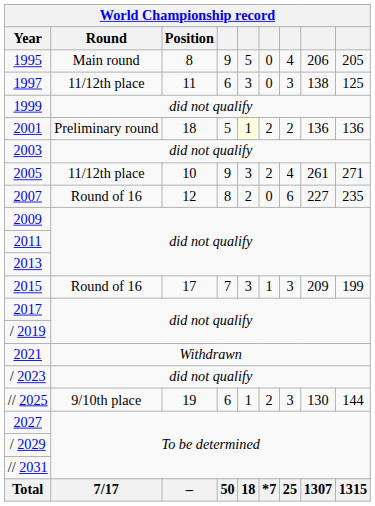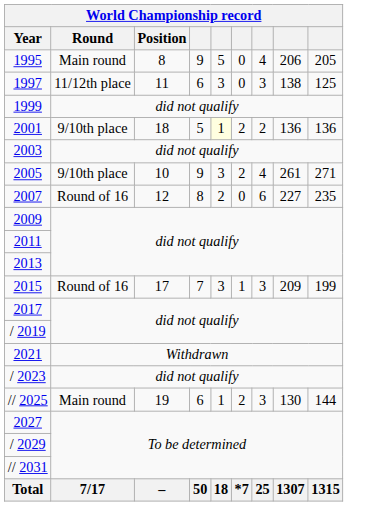(106, 128) Preliminary round -> (93, 128) 9/10th place
(106, 173) 11/12th place -> (93, 173) 9/10th place
(106, 399) 9/10th place -> (93, 399) Main round
